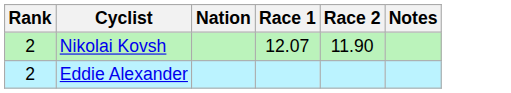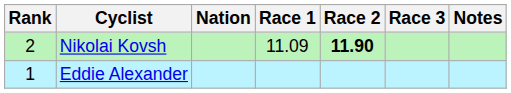+ column: (417, 18)
(287, 46) 12.07 -> (287, 46) 11.09
(352, 46) normal -> (352, 46) bold
(30, 74) 2 -> (30, 74) 1
